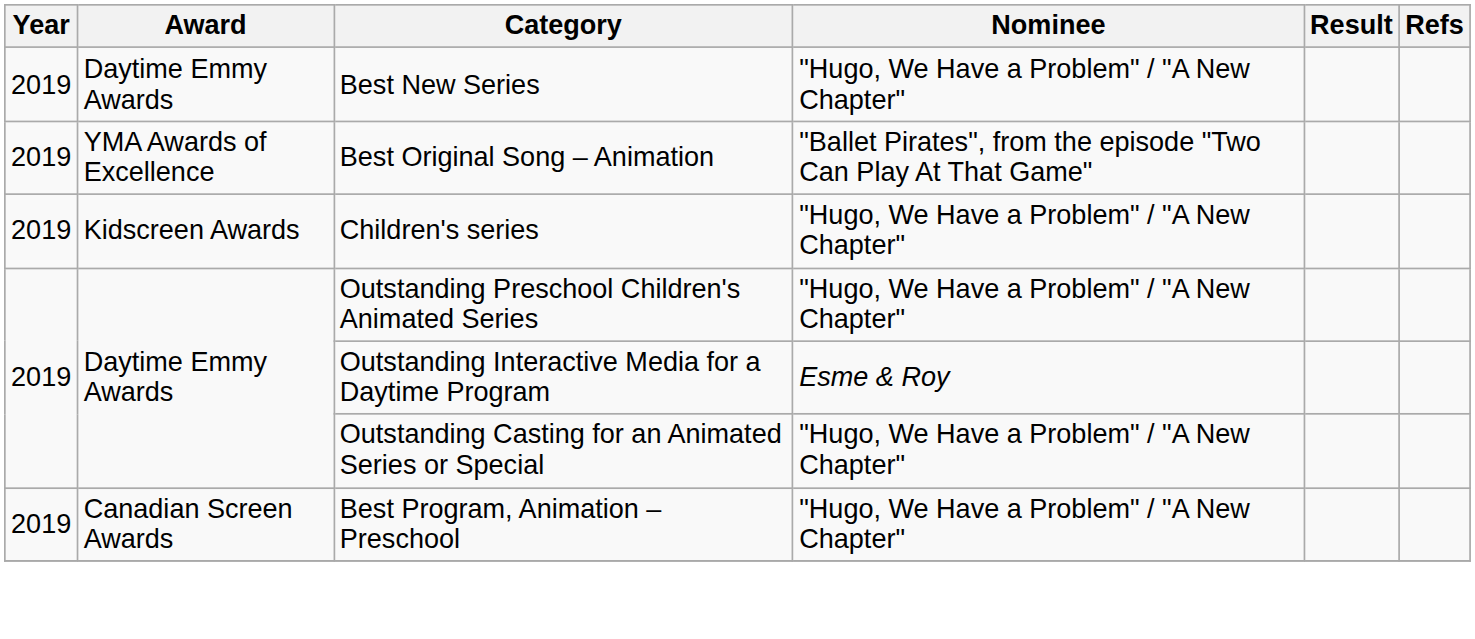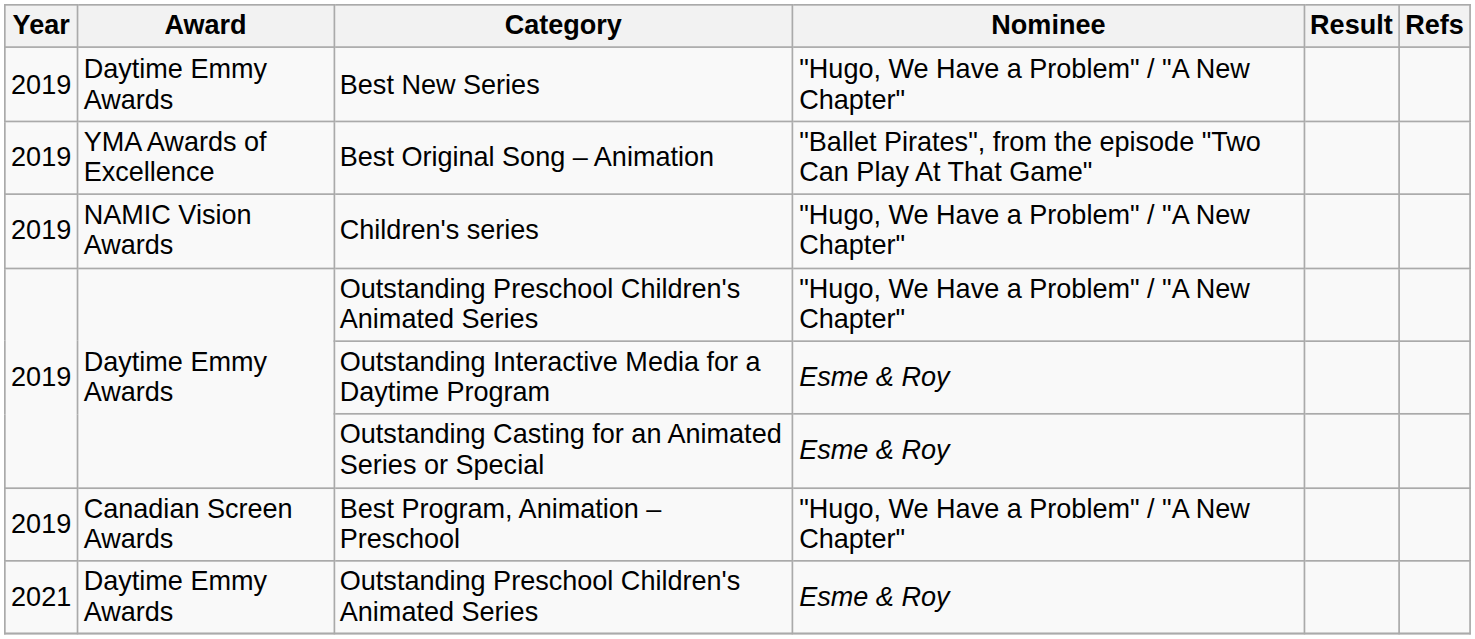(192, 230) Kidscreen Awards -> (168, 230) NAMIC Vision Awards
(1025, 450) "Hugo, We Have a Problem" / "A New Chapter" -> (874, 450) Esme & Roy
+ row: (41, 597)
